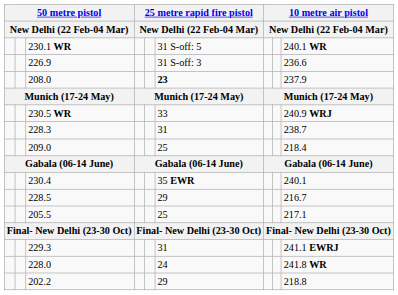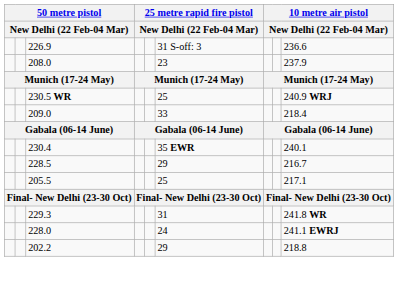- row: (50, 46)
(163, 80) bold -> (163, 63) normal
(163, 113) 33 -> (163, 97) 25
- row: (40, 130)
(163, 147) 25 -> (163, 113) 33
(311, 248) 241.1 EWRJ -> (305, 214) 241.8 WR
(305, 264) 241.8 WR -> (311, 231) 241.1 EWRJ
